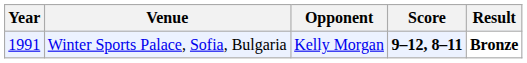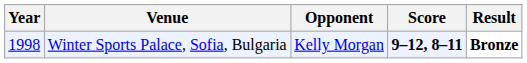(24, 44) 1991 -> (24, 44) 1998
